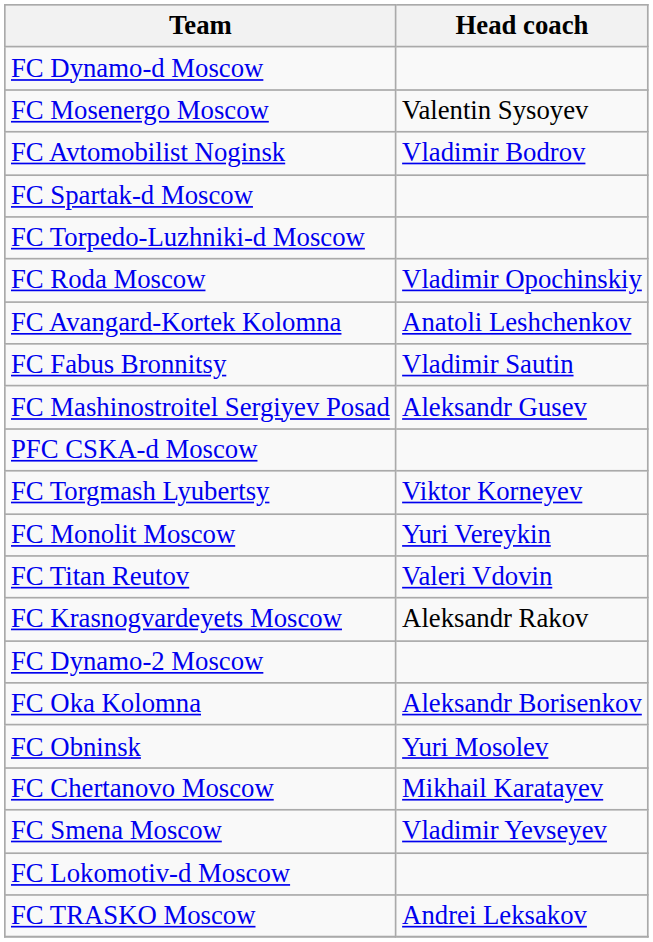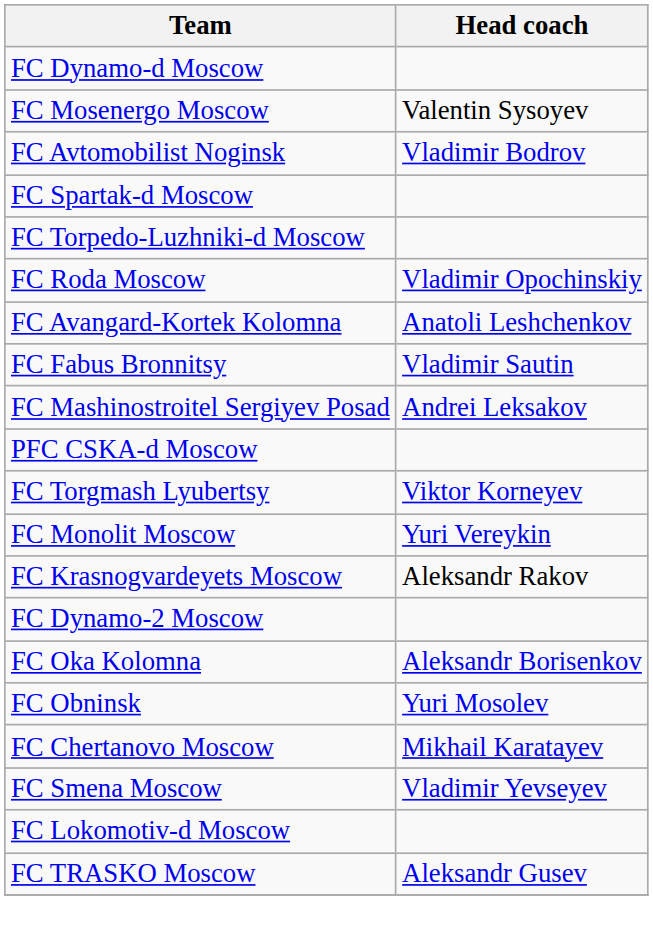(494, 407) Aleksandr Gusev -> (494, 407) Andrei Leksakov
- row: (100, 576)
(494, 915) Andrei Leksakov -> (494, 873) Aleksandr Gusev
